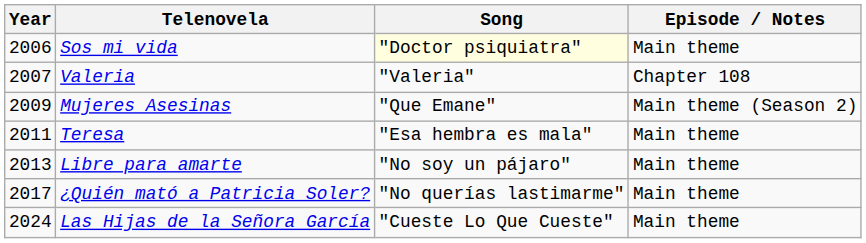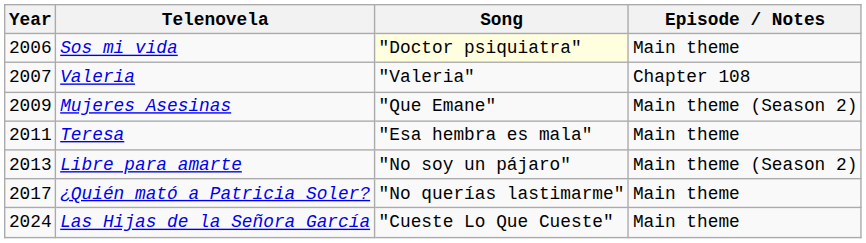(686, 164) Main theme -> (745, 164) Main theme (Season 2)
